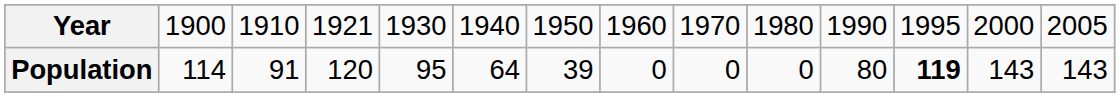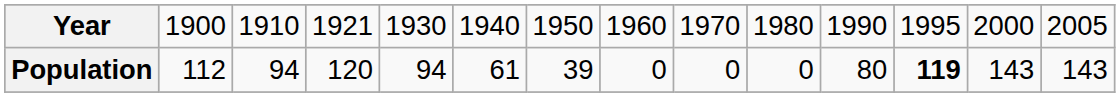(204, 69) 114 -> (204, 69) 112
(284, 69) 91 -> (284, 69) 94
(431, 69) 95 -> (431, 69) 94
(505, 69) 64 -> (505, 69) 61
